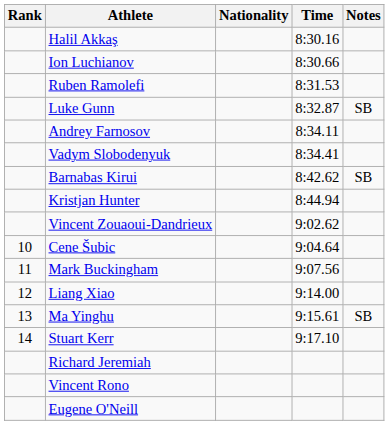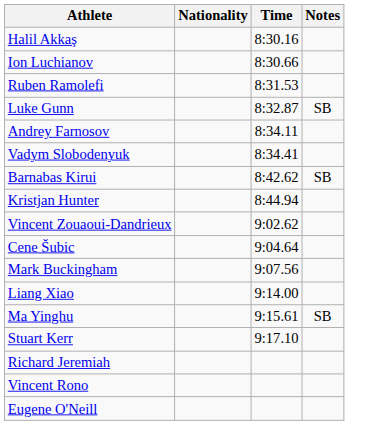- column: (25, 16)
